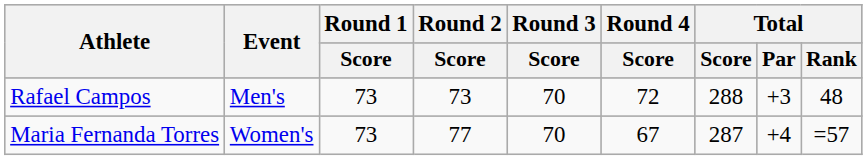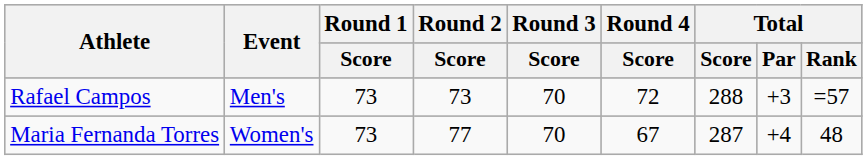(831, 97) 48 -> (831, 97) =57
(831, 135) =57 -> (831, 135) 48
